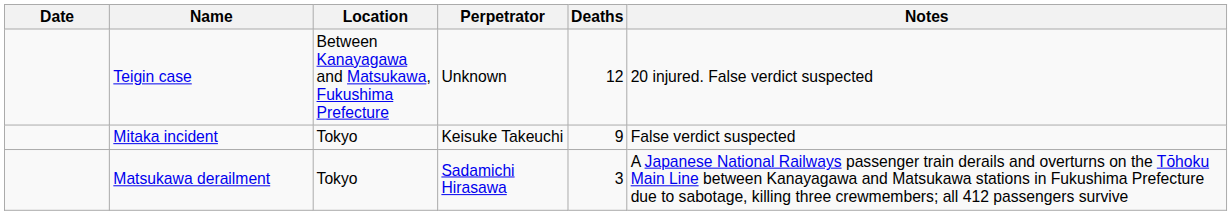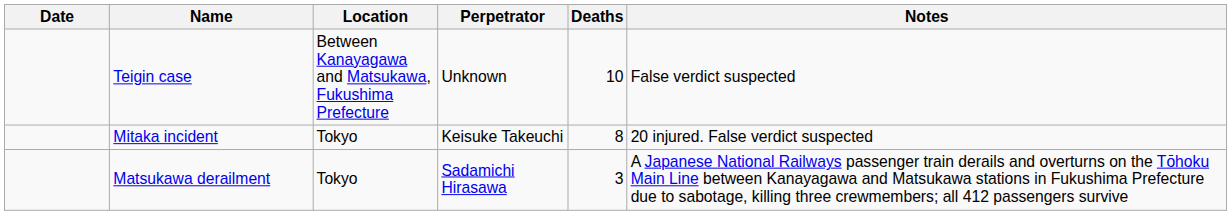(615, 77) 12 -> (615, 77) 10
(752, 77) 20 injured. False verdict suspected -> (713, 77) False verdict suspected
(619, 137) 9 -> (619, 137) 8
(713, 137) False verdict suspected -> (752, 137) 20 injured. False verdict suspected
